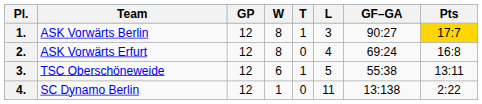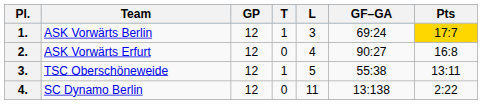- column: (279, 14)
(382, 33) 90:27 -> (371, 33) 69:24
(382, 52) 69:24 -> (371, 52) 90:27
